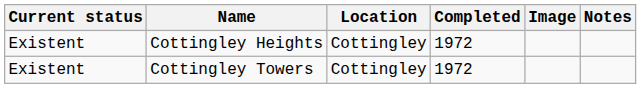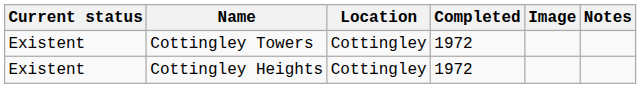rows swapped: (237, 44) <-> (232, 70)
